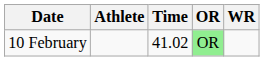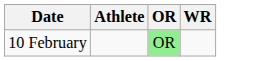- column: (170, 17)
